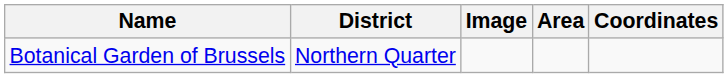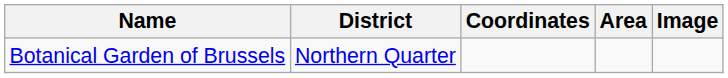columns swapped: (656, 21) <-> (496, 21)
